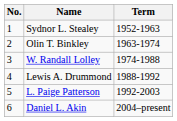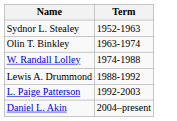- column: (14, 12)
